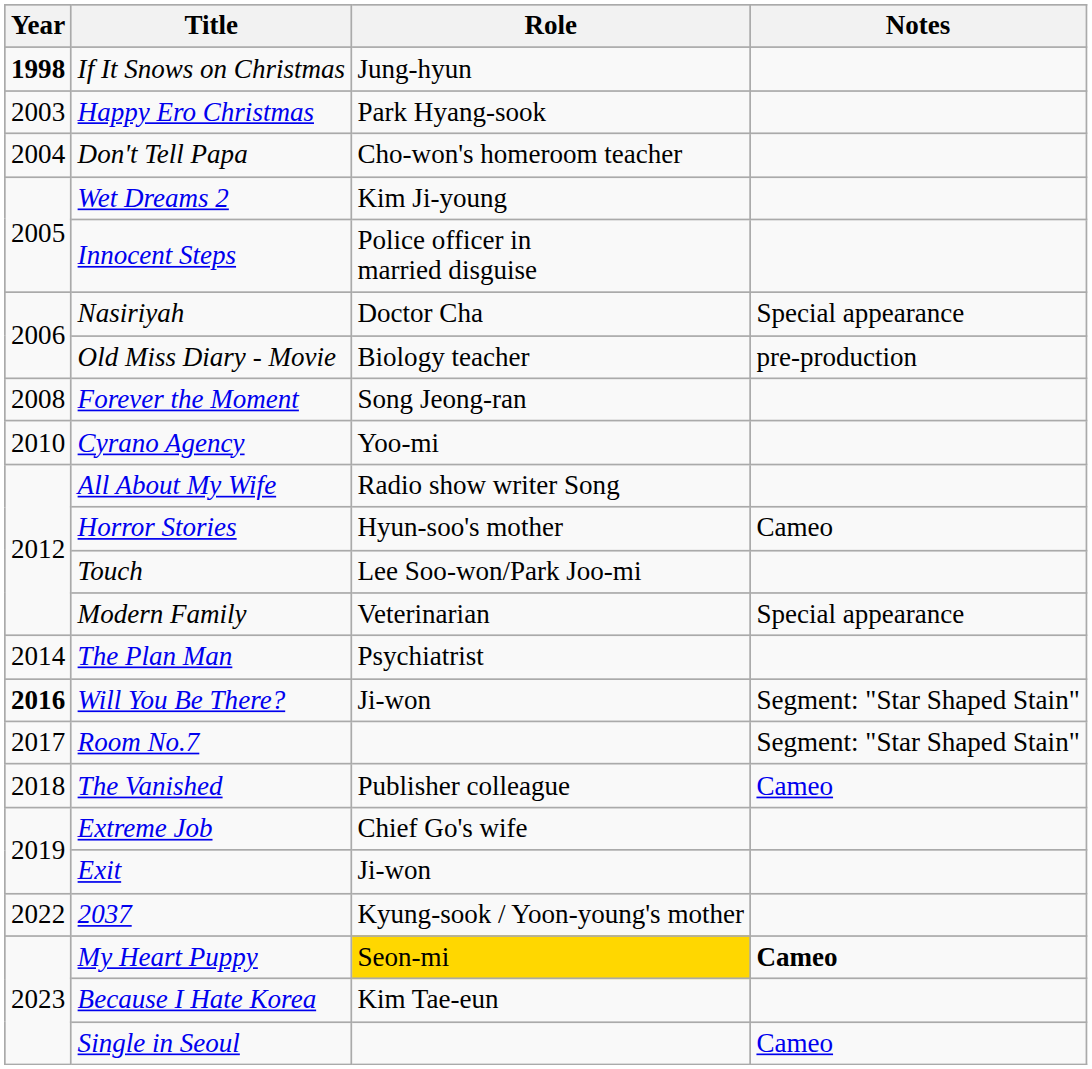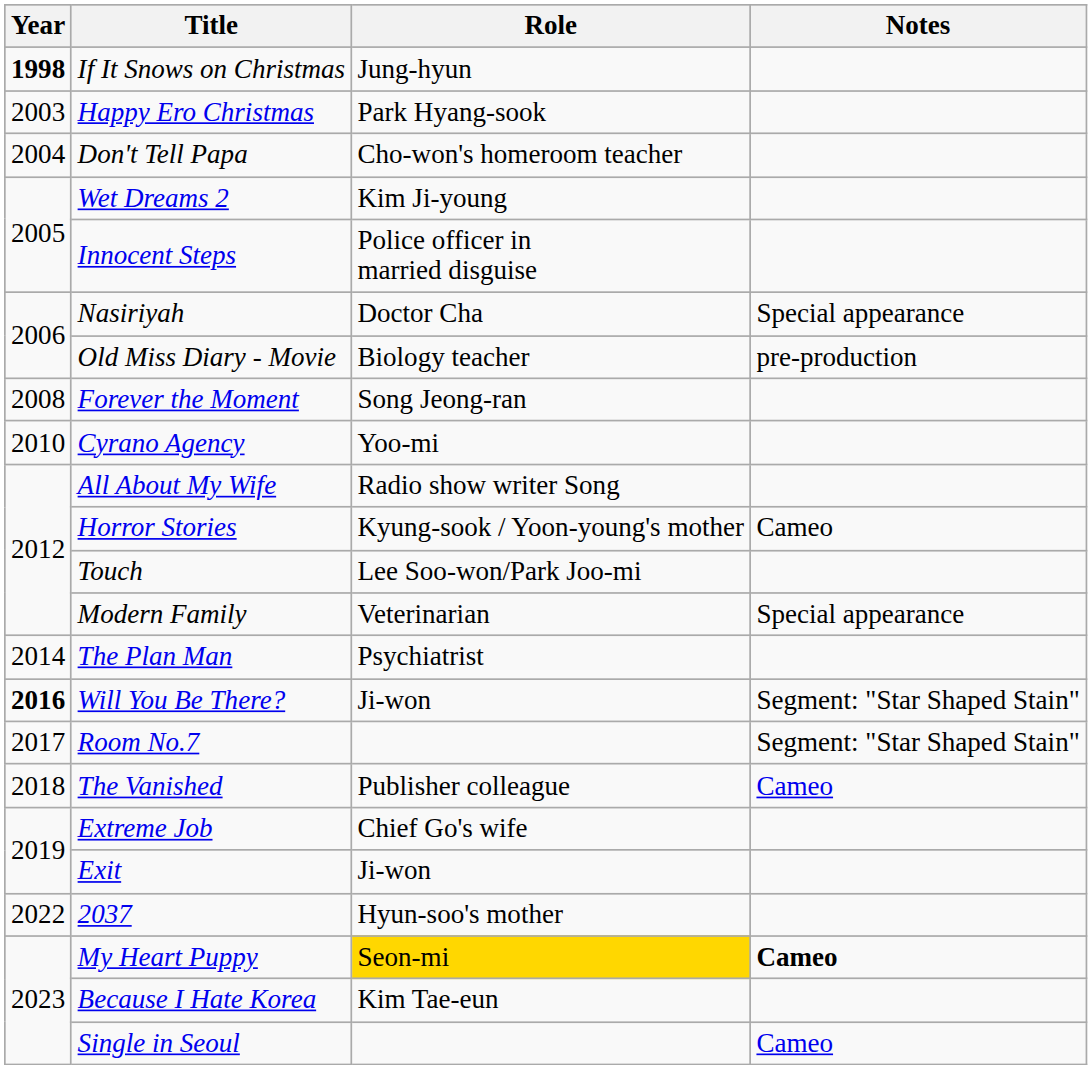(460, 528) Hyun-soo's mother -> (551, 528) Kyung-sook / Yoon-young's mother
(551, 914) Kyung-sook / Yoon-young's mother -> (460, 914) Hyun-soo's mother
